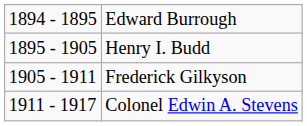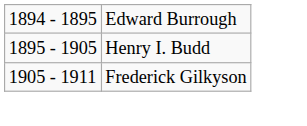- row: (202, 105)
